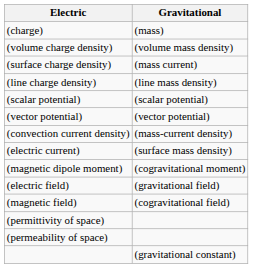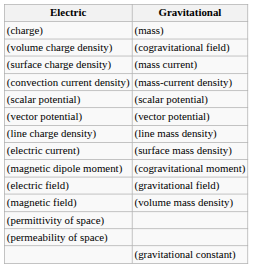(184, 47) (volume mass density) -> (182, 47) (cogravitational field)
rows swapped: (51, 82) <-> (68, 133)
(182, 202) (cogravitational field) -> (184, 202) (volume mass density)
